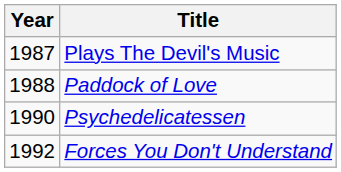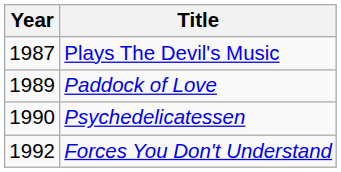(32, 85) 1988 -> (32, 85) 1989
